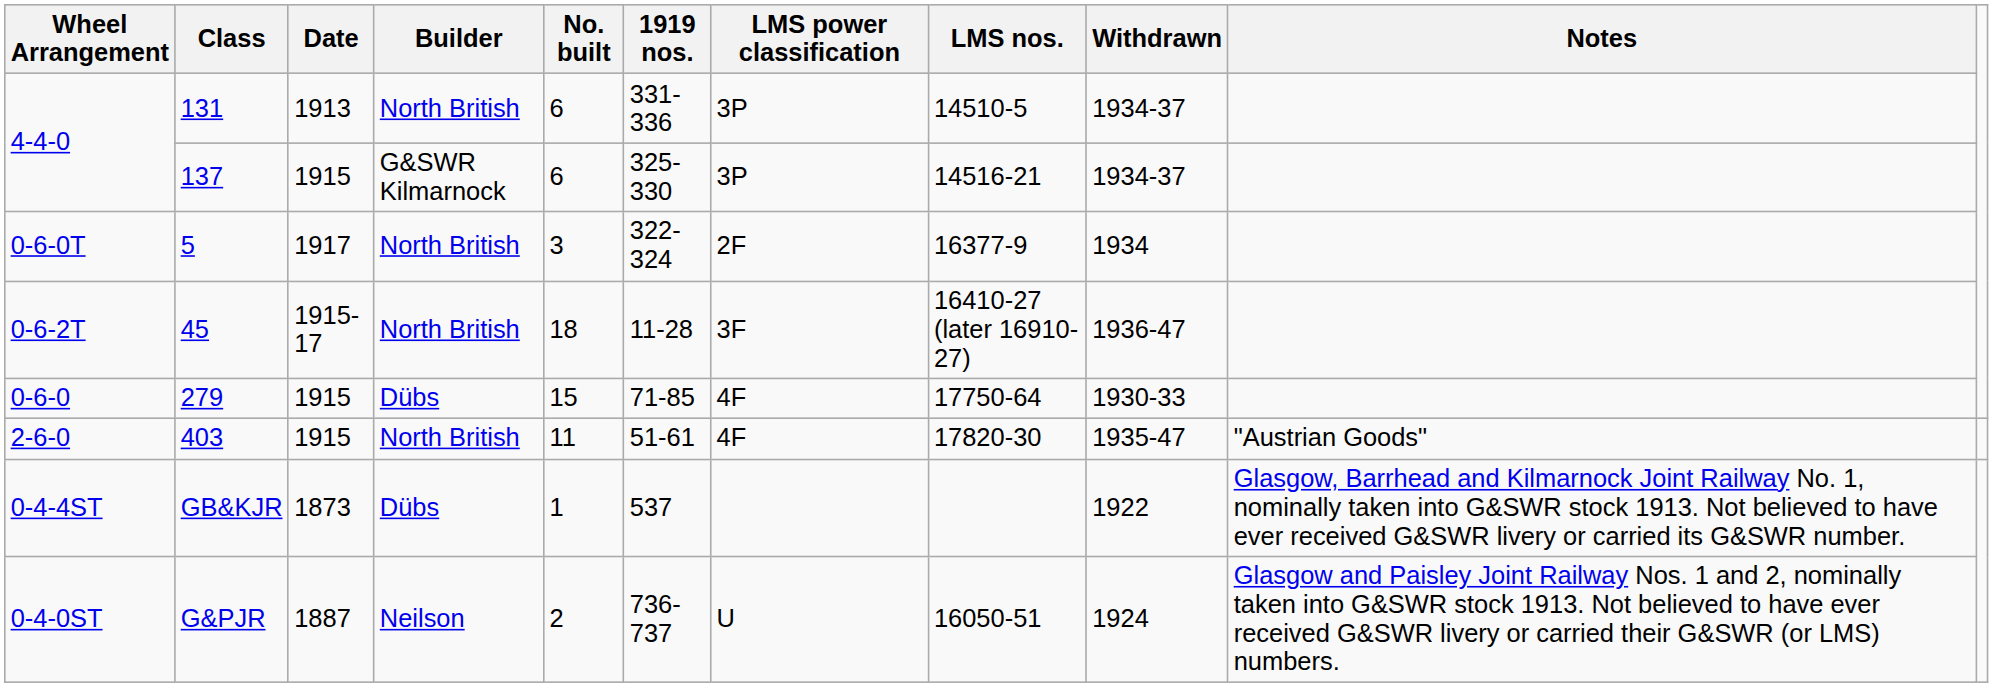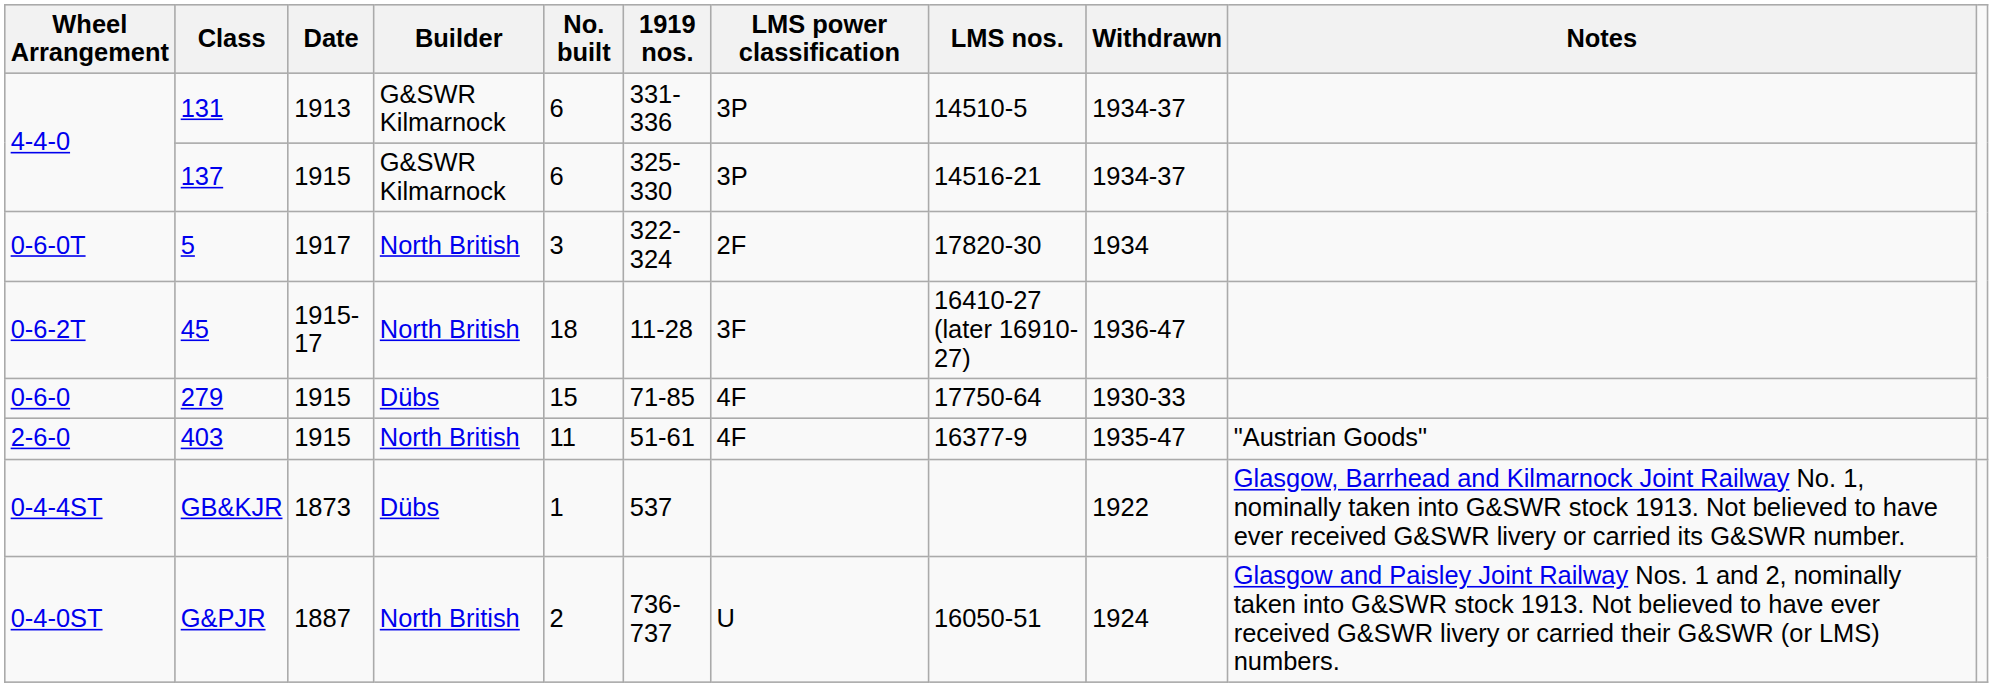(450, 107) North British -> (443, 107) G&SWR Kilmarnock
(981, 245) 16377-9 -> (988, 245) 17820-30
(988, 438) 17820-30 -> (981, 438) 16377-9
(422, 619) Neilson -> (450, 619) North British
